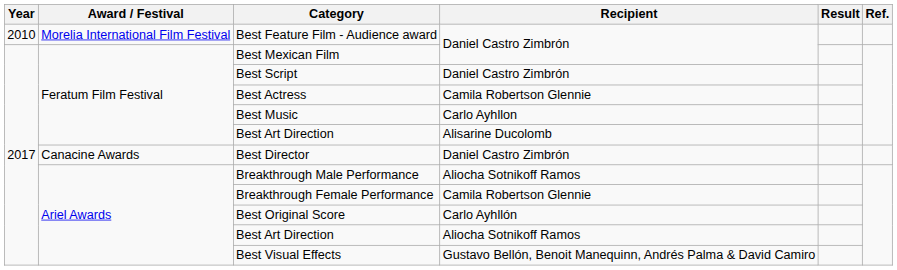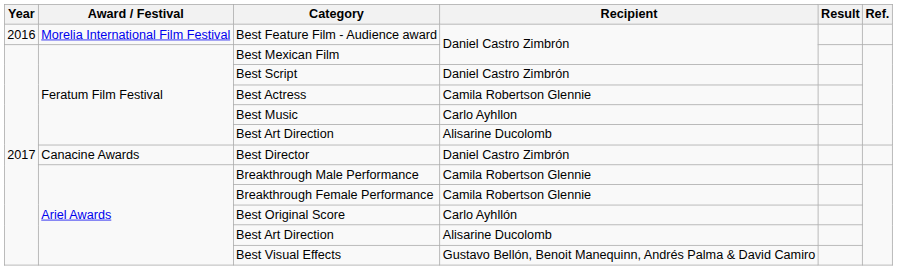(21, 34) 2010 -> (21, 34) 2016
(512, 174) Aliocha Sotnikoff Ramos -> (517, 174) Camila Robertson Glennie
(512, 235) Aliocha Sotnikoff Ramos -> (497, 235) Alisarine Ducolomb
